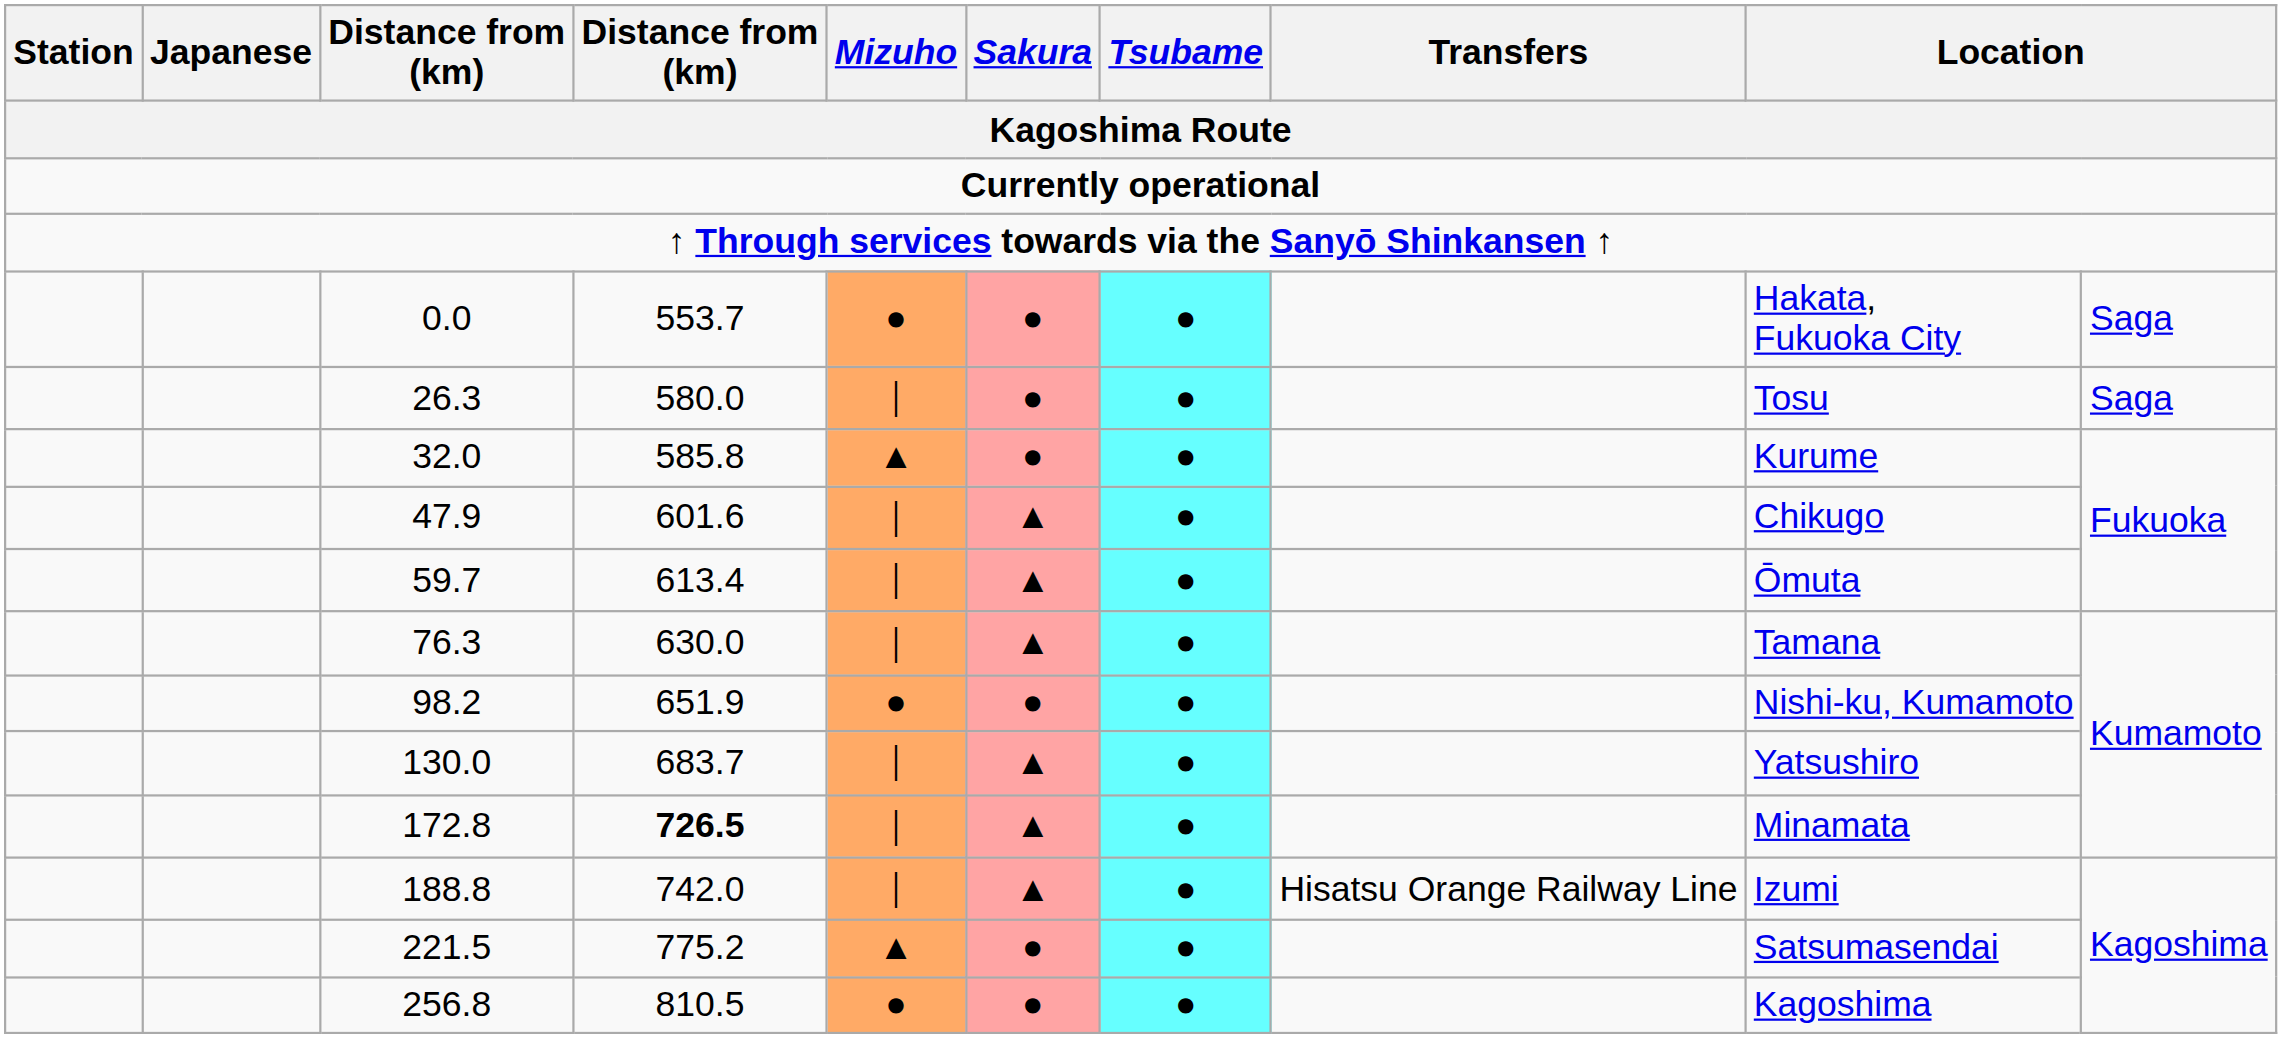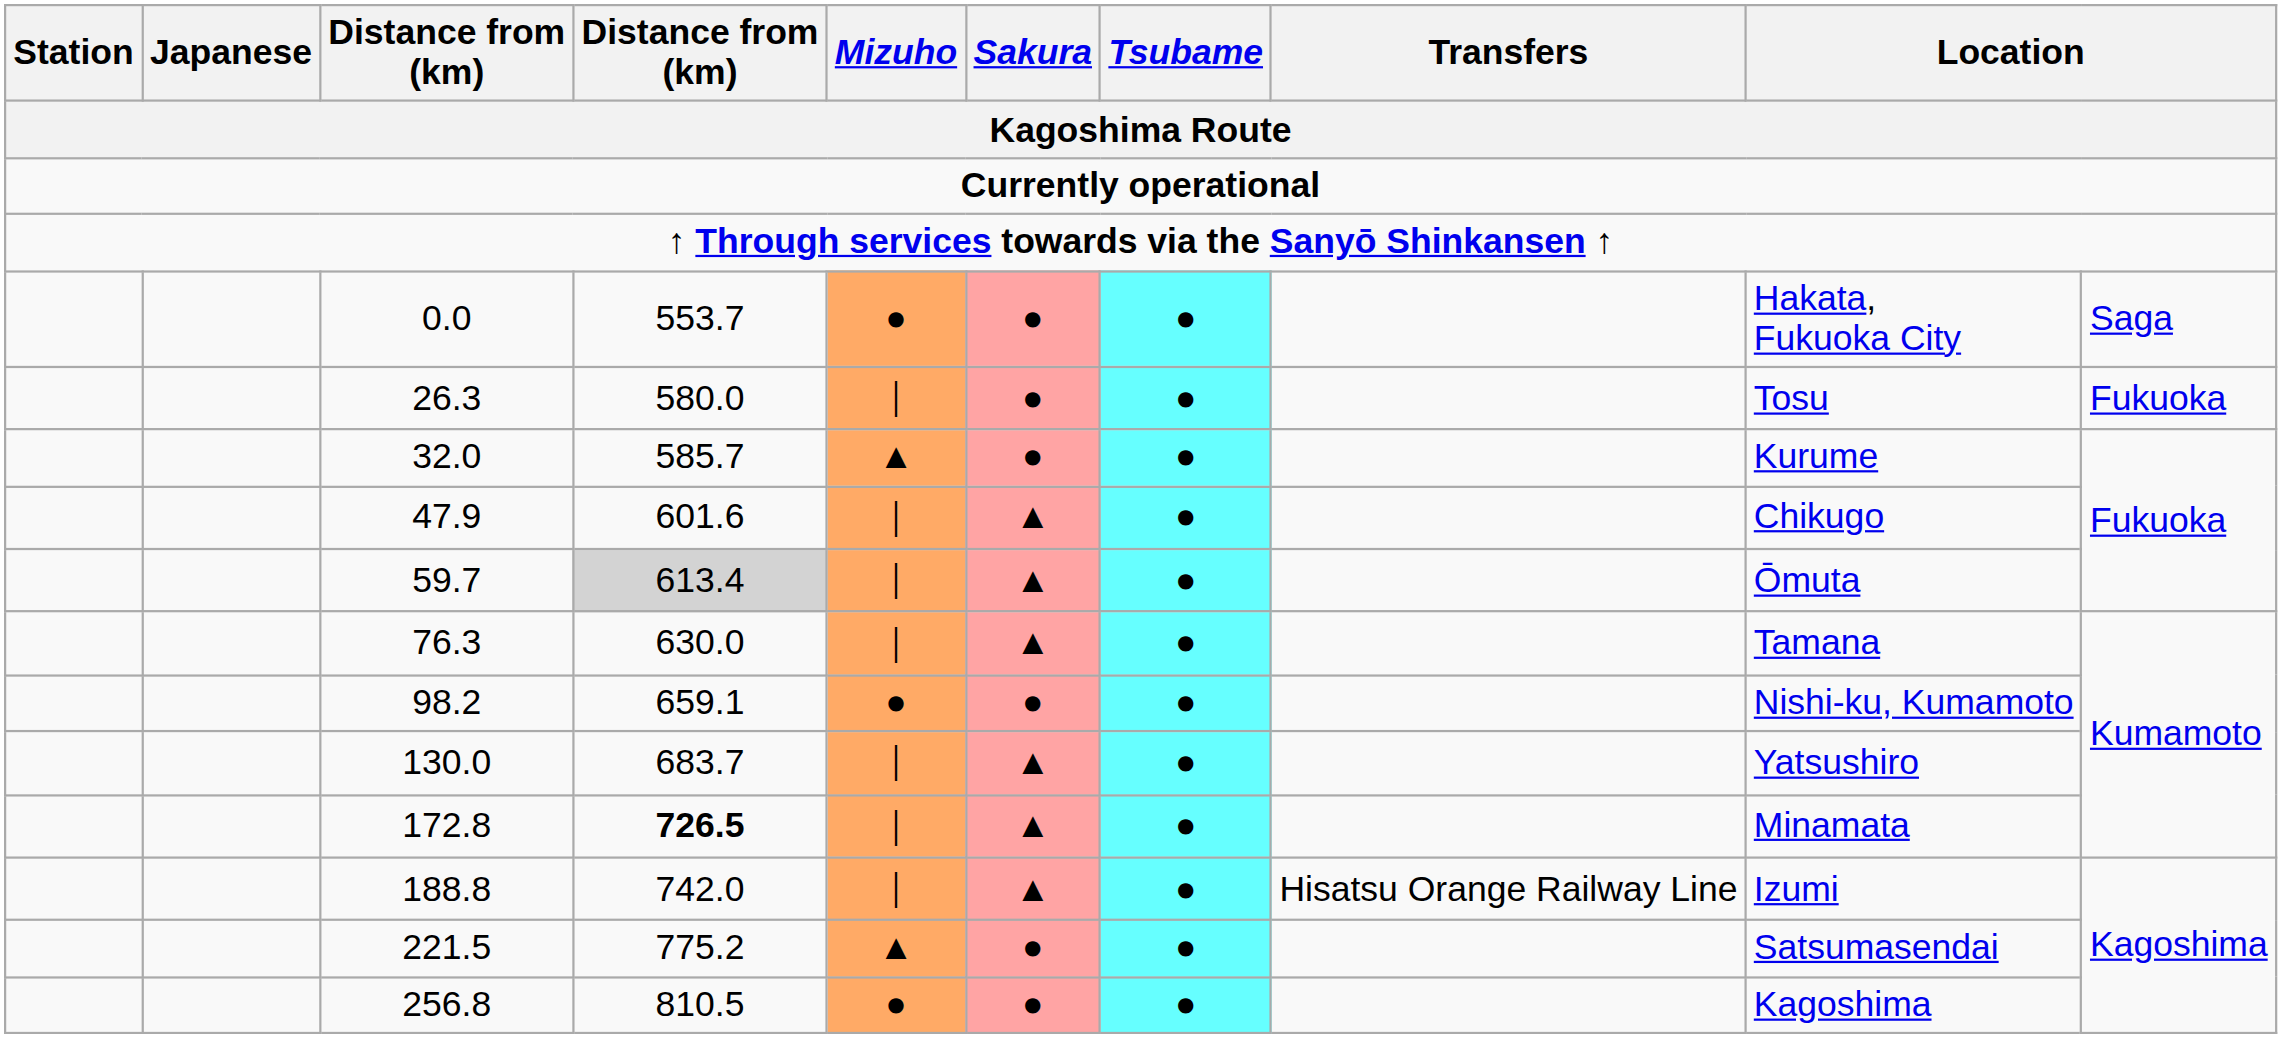(2131, 397) Saga -> (2158, 397) Fukuoka
(700, 457) 585.8 -> (700, 457) 585.7
(700, 579) no background -> (700, 579) lightgrey background
(700, 702) 651.9 -> (700, 702) 659.1
